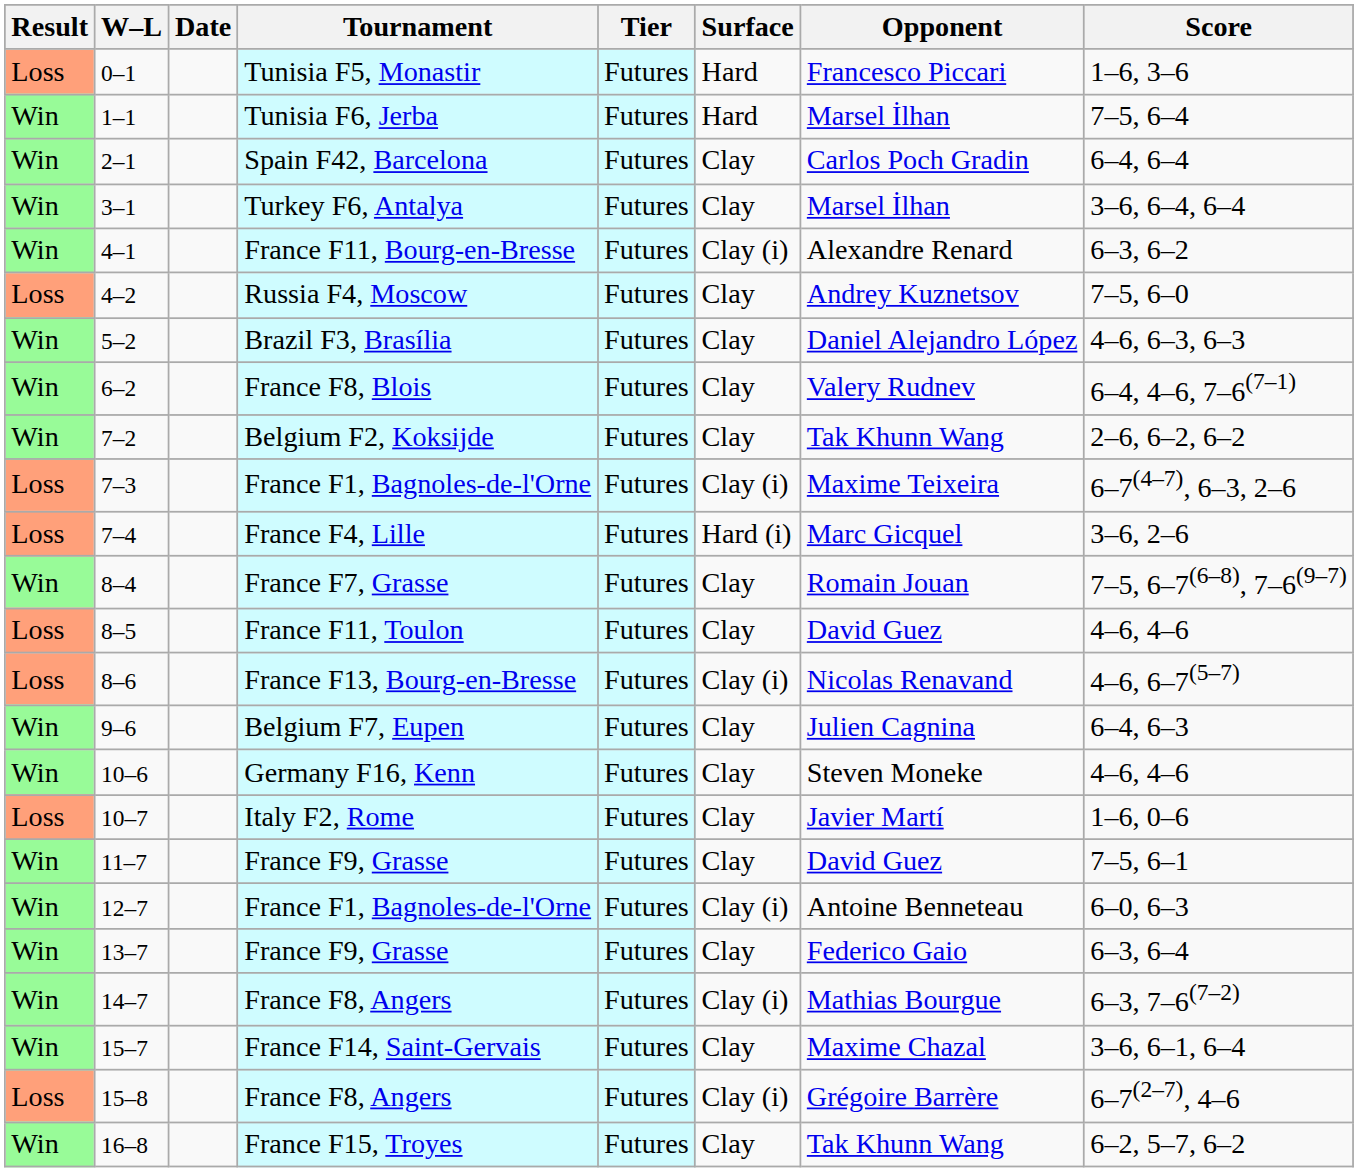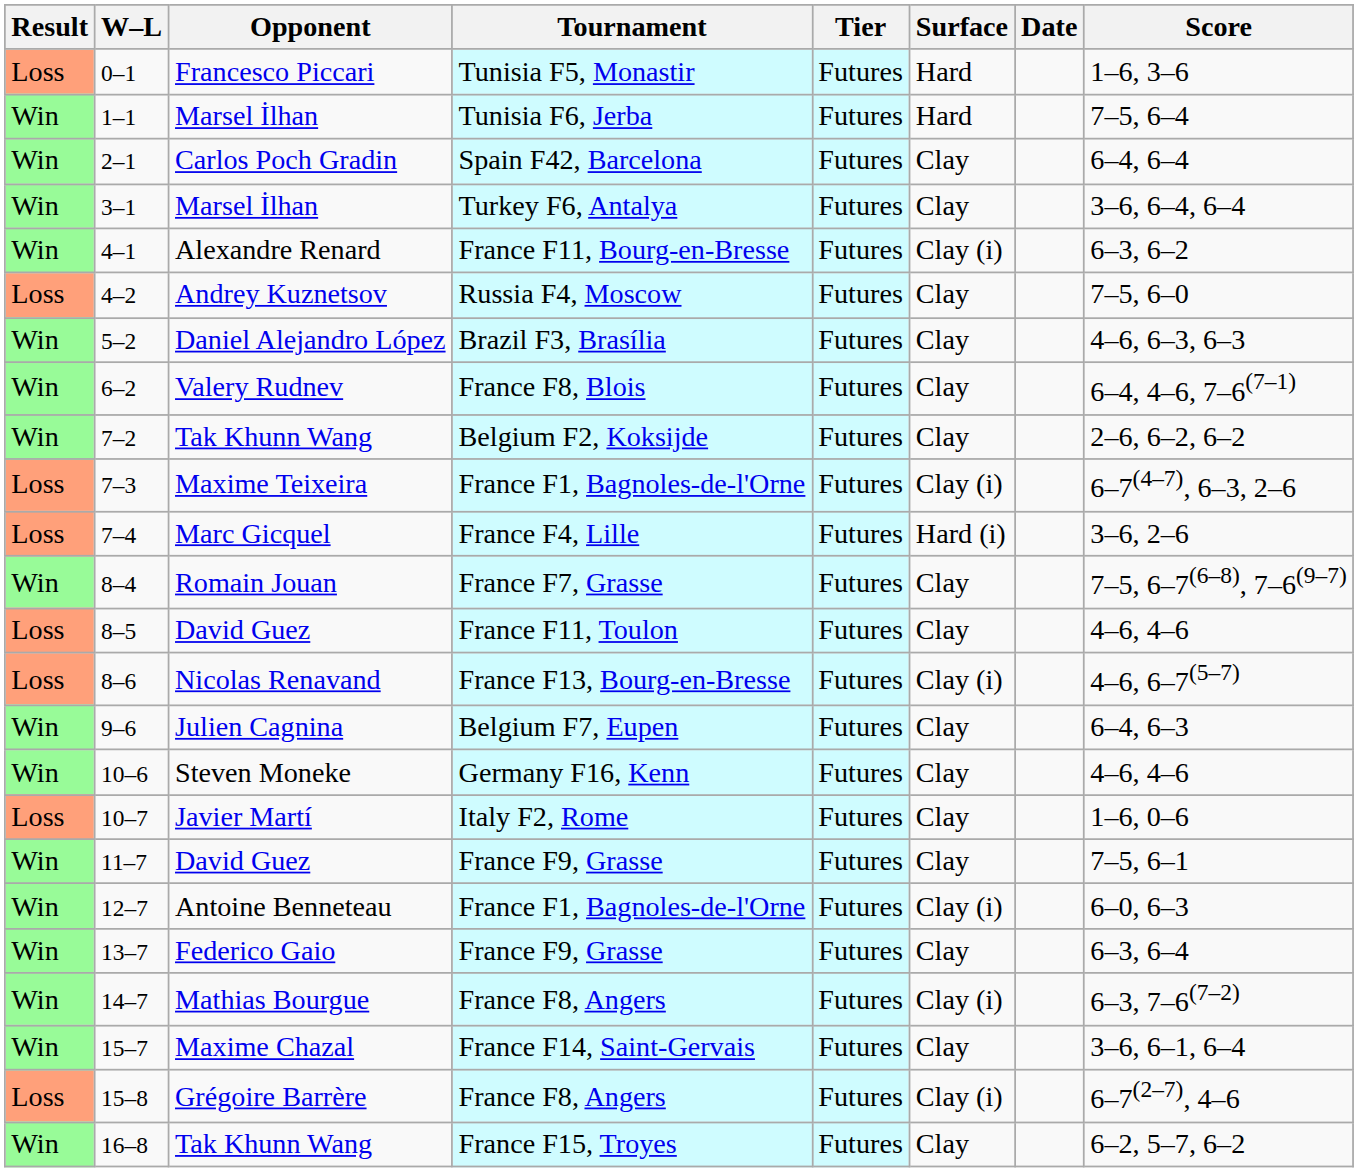columns swapped: (203, 26) <-> (942, 26)
